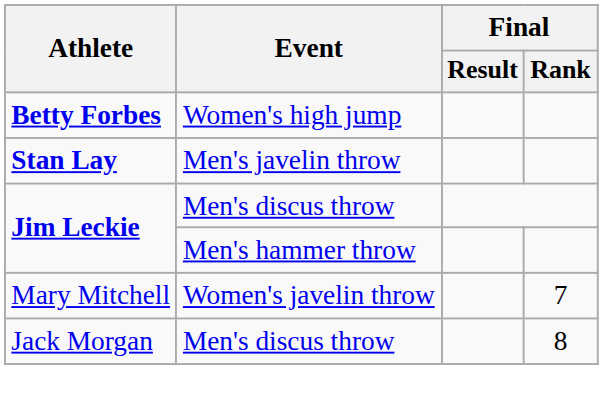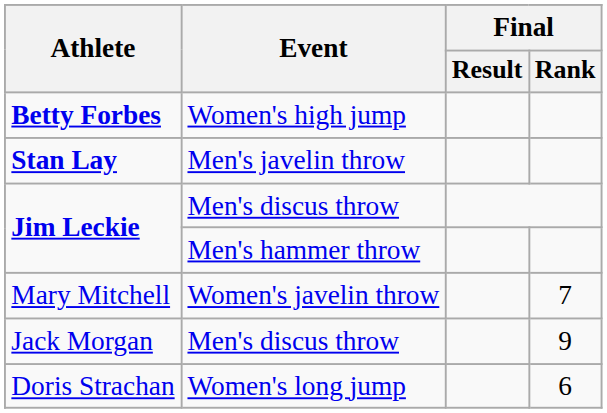(561, 340) 8 -> (565, 340) 9
+ row: (93, 386)
